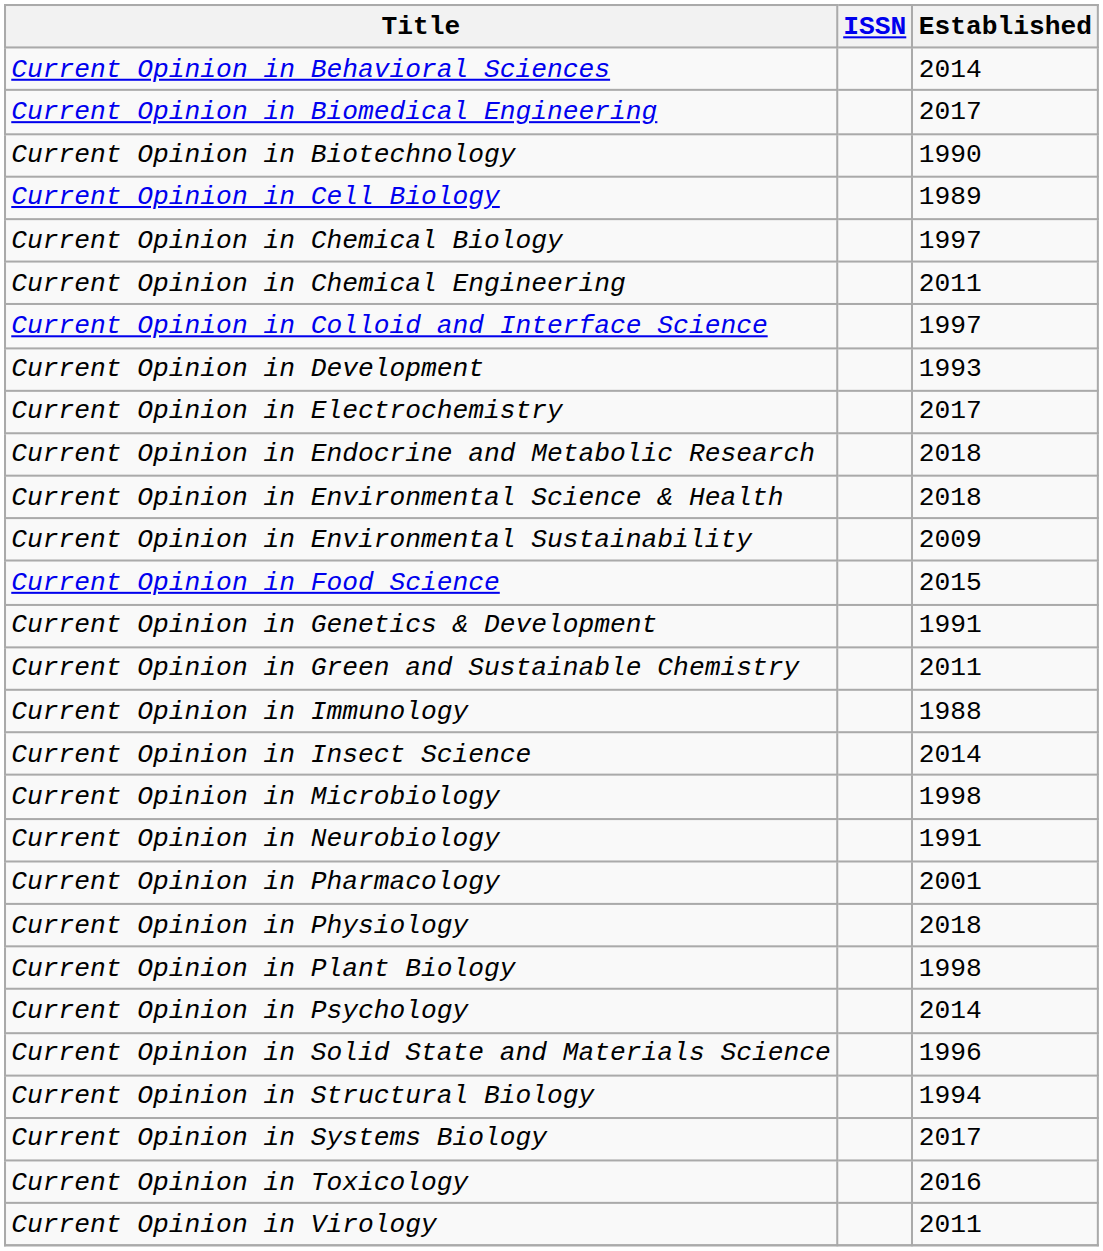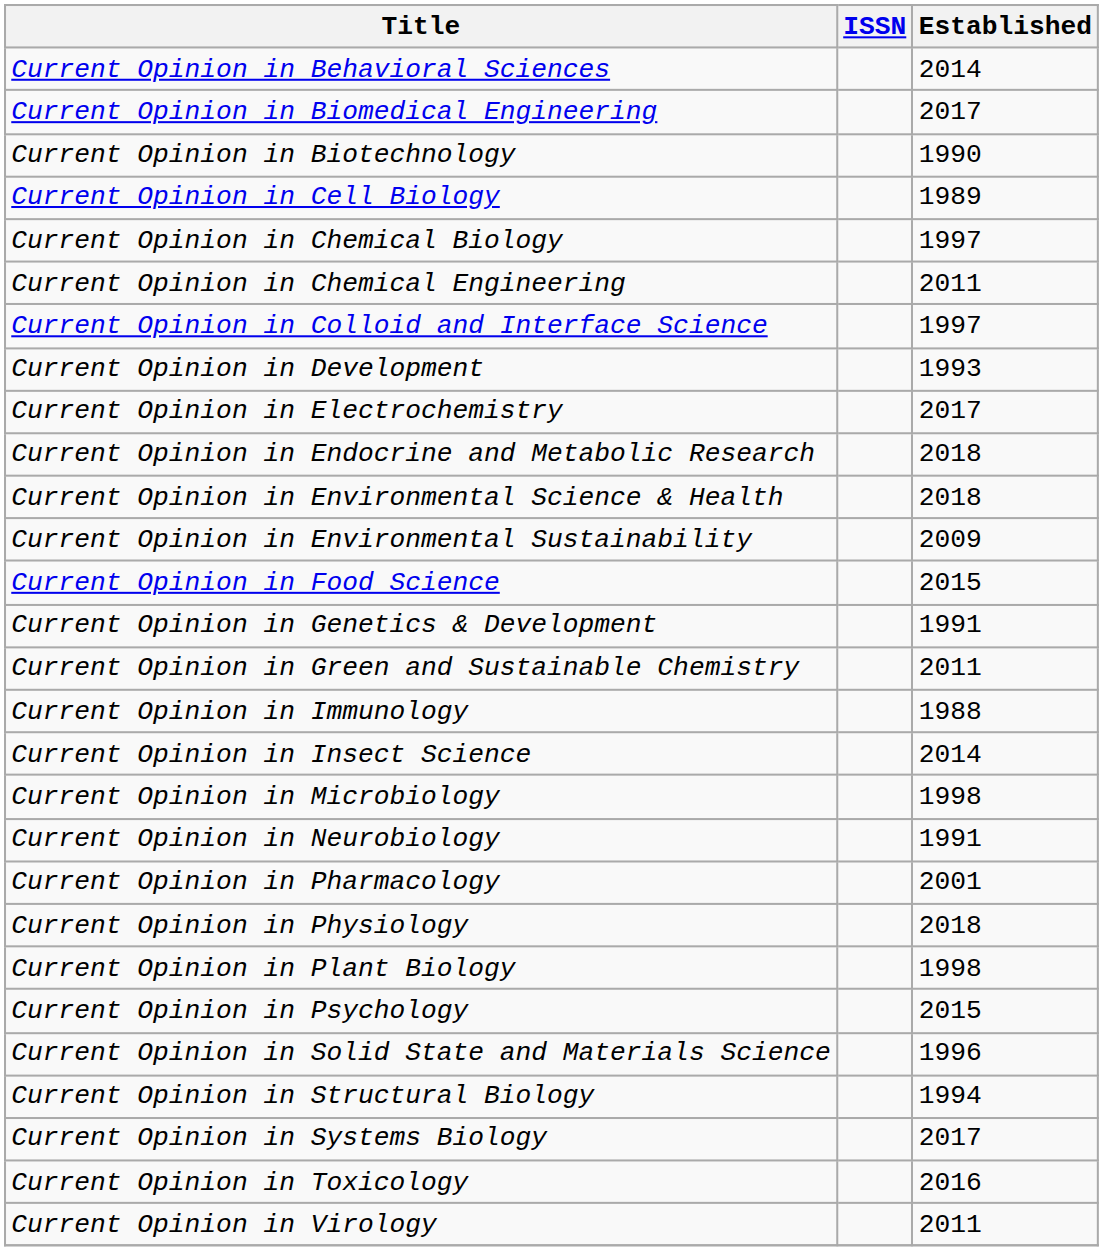(950, 1011) 2014 -> (950, 1011) 2015
